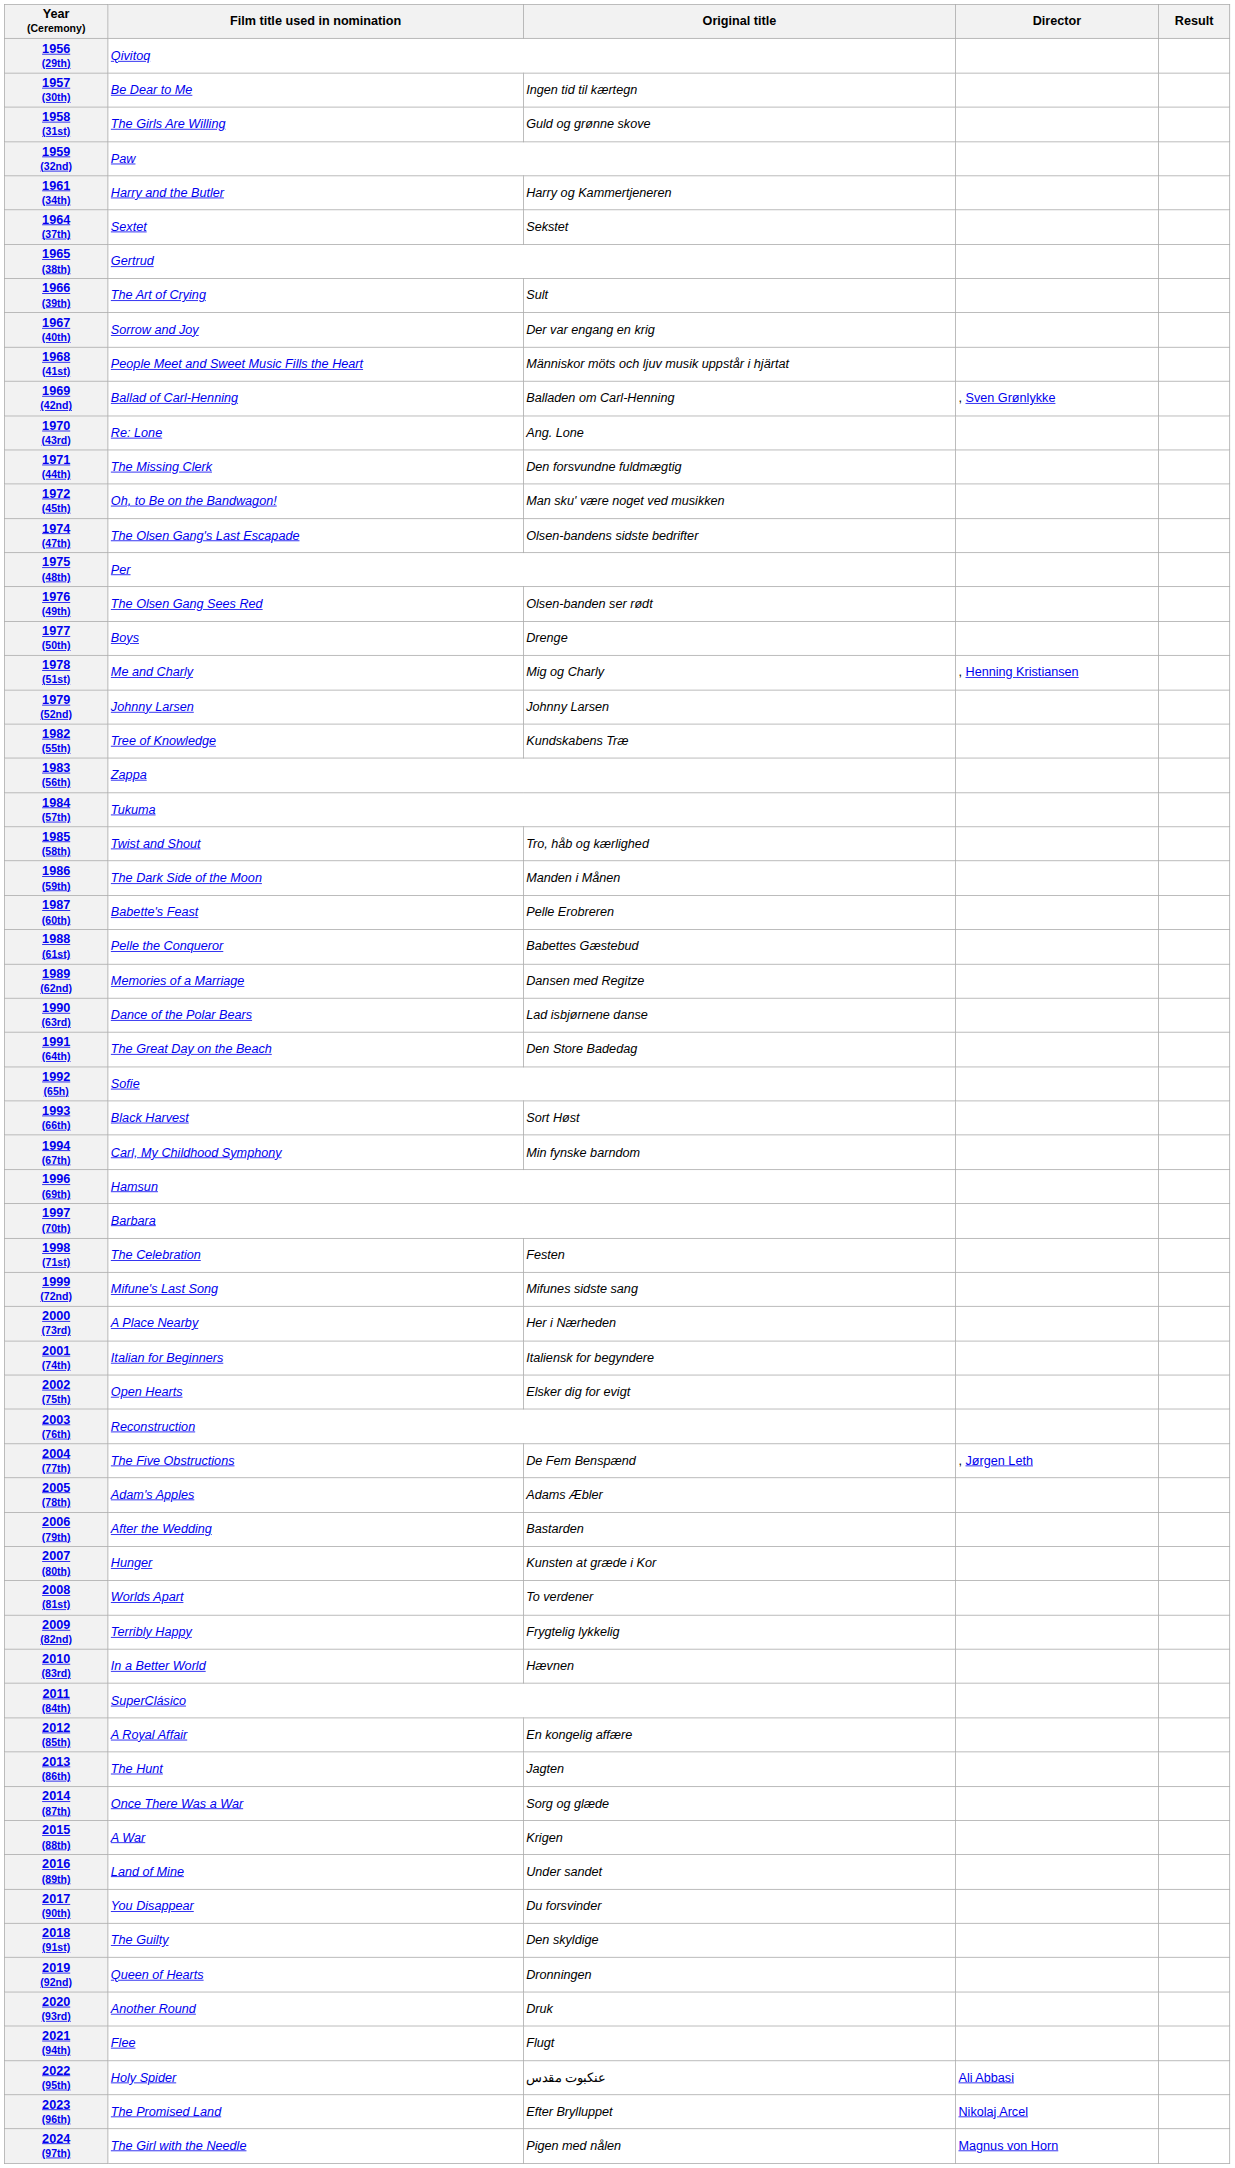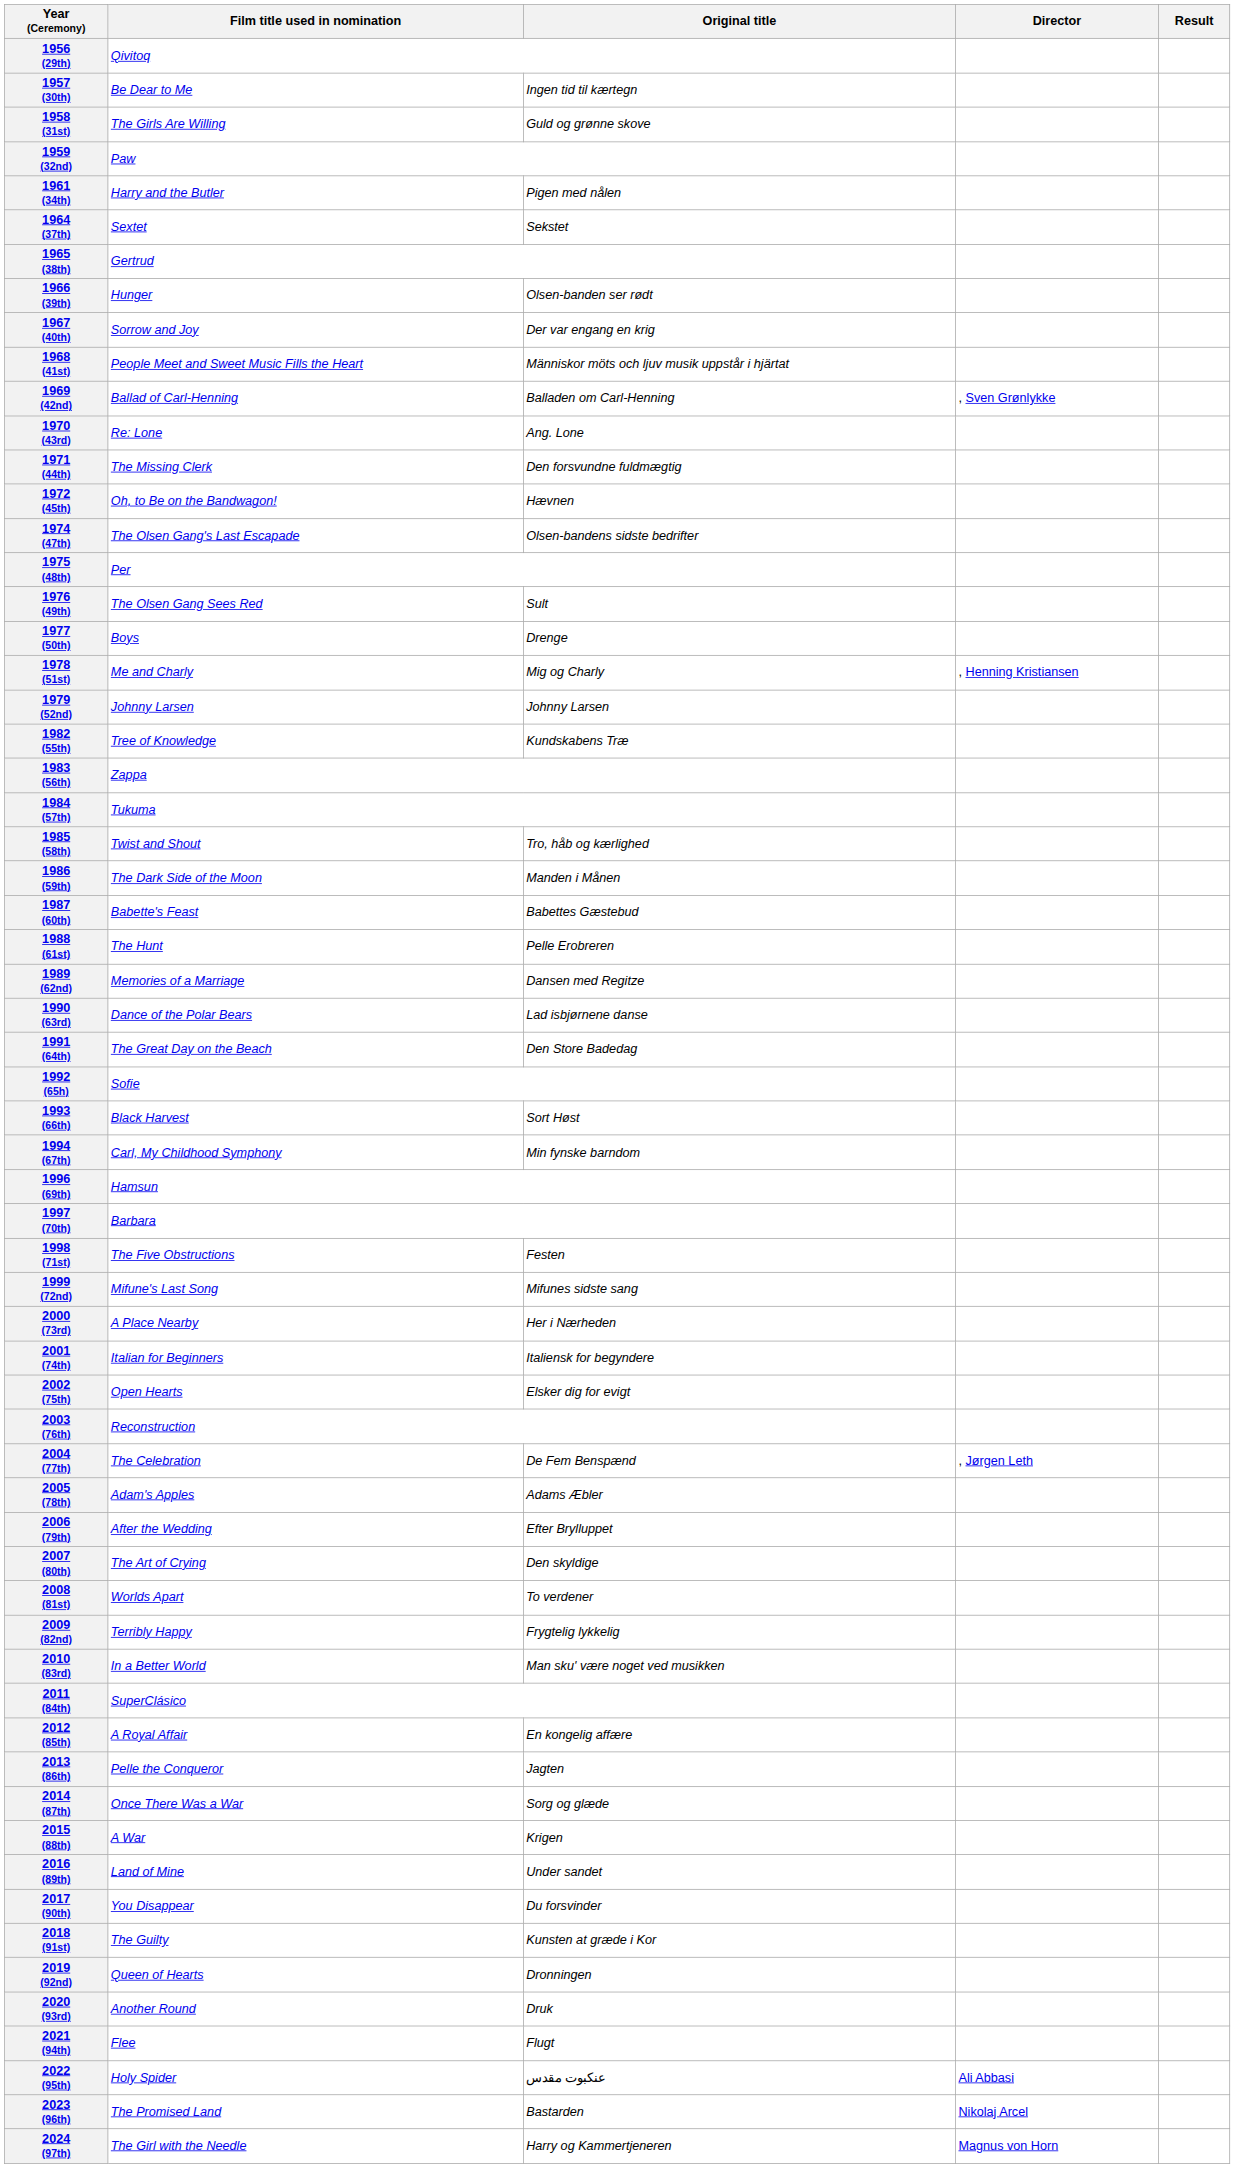(599, 192) Harry og Kammertjeneren -> (574, 192) Pigen med nålen
(158, 295) The Art of Crying -> (132, 295) Hunger
(537, 295) Sult -> (589, 295) Olsen-banden ser rødt
(625, 501) Man sku' være noget ved musikken -> (550, 501) Hævnen
(589, 604) Olsen-banden ser rødt -> (537, 604) Sult
(570, 912) Pelle Erobreren -> (582, 912) Babettes Gæstebud
(167, 946) Pelle the Conqueror -> (137, 946) The Hunt
(582, 946) Babettes Gæstebud -> (570, 946) Pelle Erobreren
(156, 1255) The Celebration -> (173, 1255) The Five Obstructions
(173, 1460) The Five Obstructions -> (156, 1460) The Celebration
(555, 1529) Bastarden -> (569, 1529) Efter Brylluppet
(132, 1563) Hunger -> (158, 1563) The Art of Crying
(591, 1563) Kunsten at græde i Kor -> (562, 1563) Den skyldige
(550, 1666) Hævnen -> (625, 1666) Man sku' være noget ved musikken
(137, 1769) The Hunt -> (167, 1769) Pelle the Conqueror
(562, 1940) Den skyldige -> (591, 1940) Kunsten at græde i Kor
(569, 2111) Efter Brylluppet -> (555, 2111) Bastarden
(574, 2146) Pigen med nålen -> (599, 2146) Harry og Kammertjeneren
